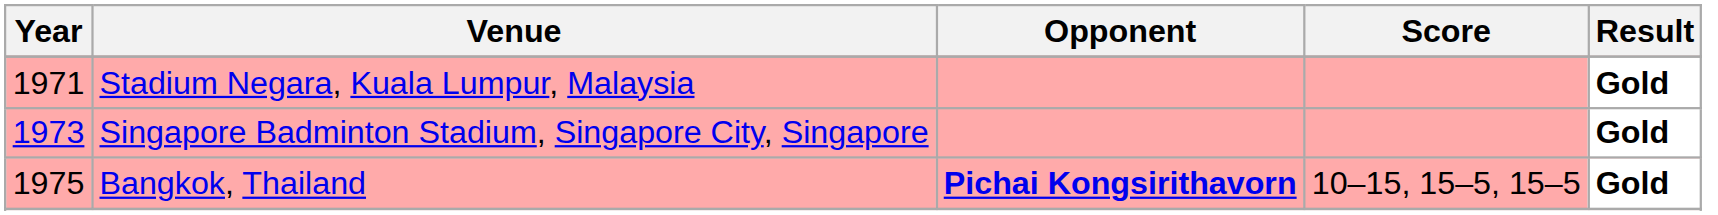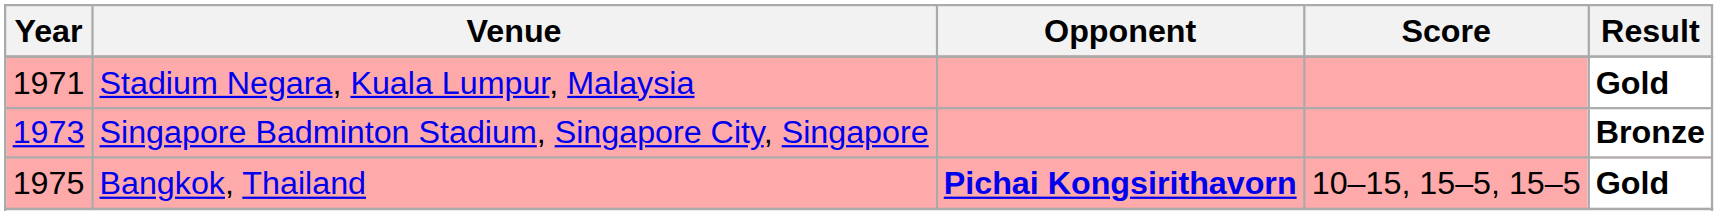(1632, 133) Gold -> (1650, 133) Bronze
